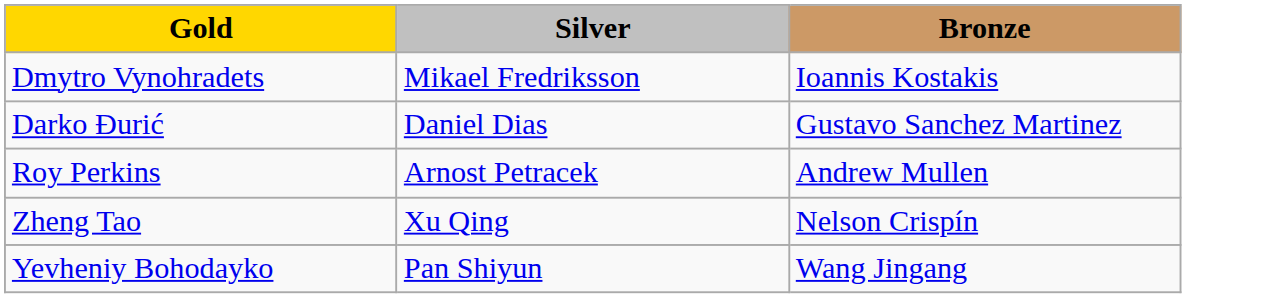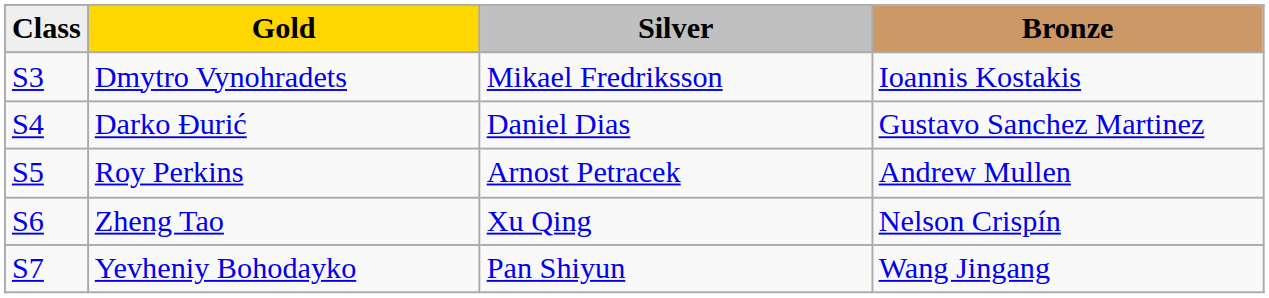+ column: (46, 28)
